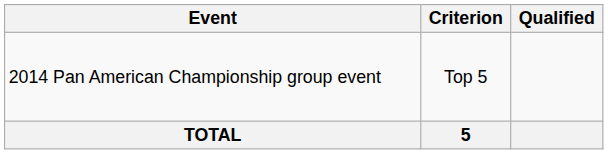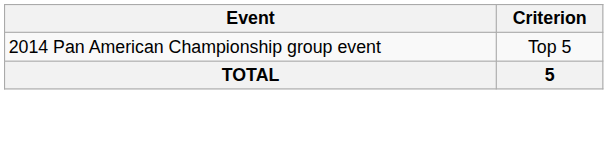- column: (557, 18)
